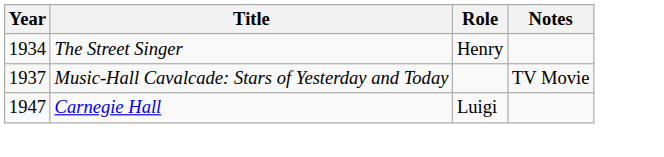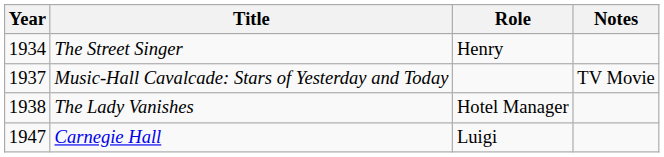+ row: (124, 107)
